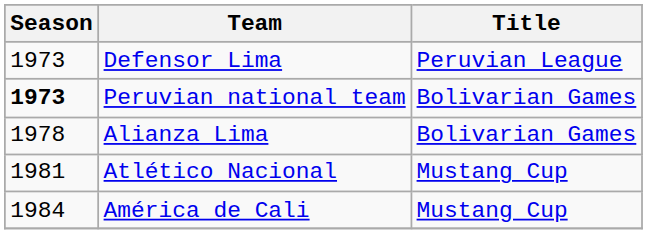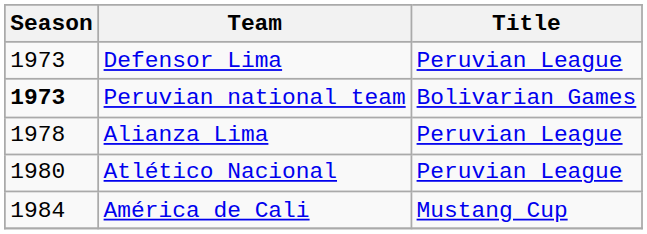(526, 135) Bolivarian Games -> (520, 135) Peruvian League
(38, 173) 1981 -> (38, 173) 1980
(492, 173) Mustang Cup -> (520, 173) Peruvian League
